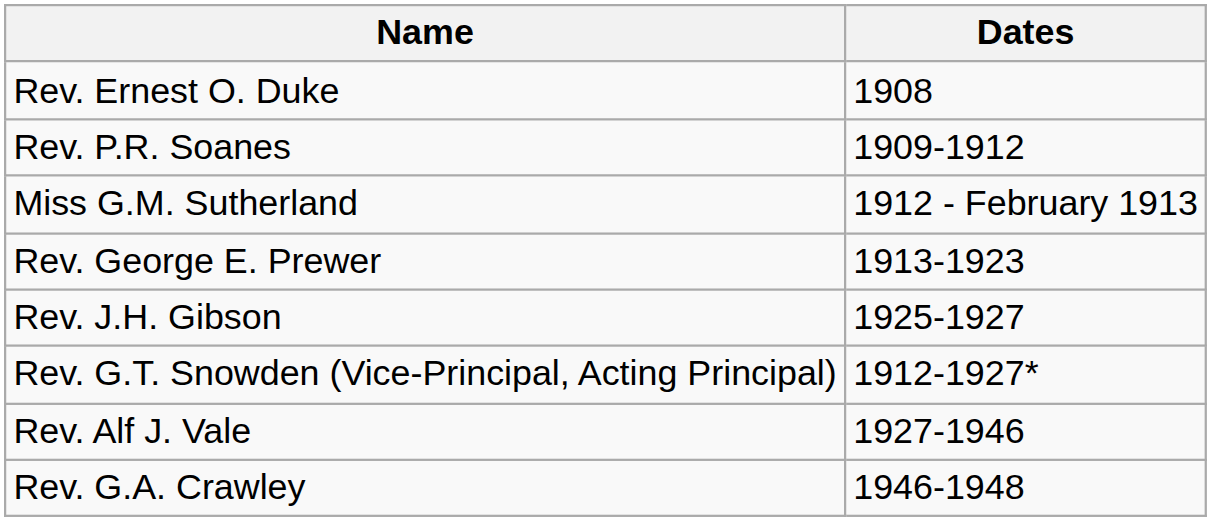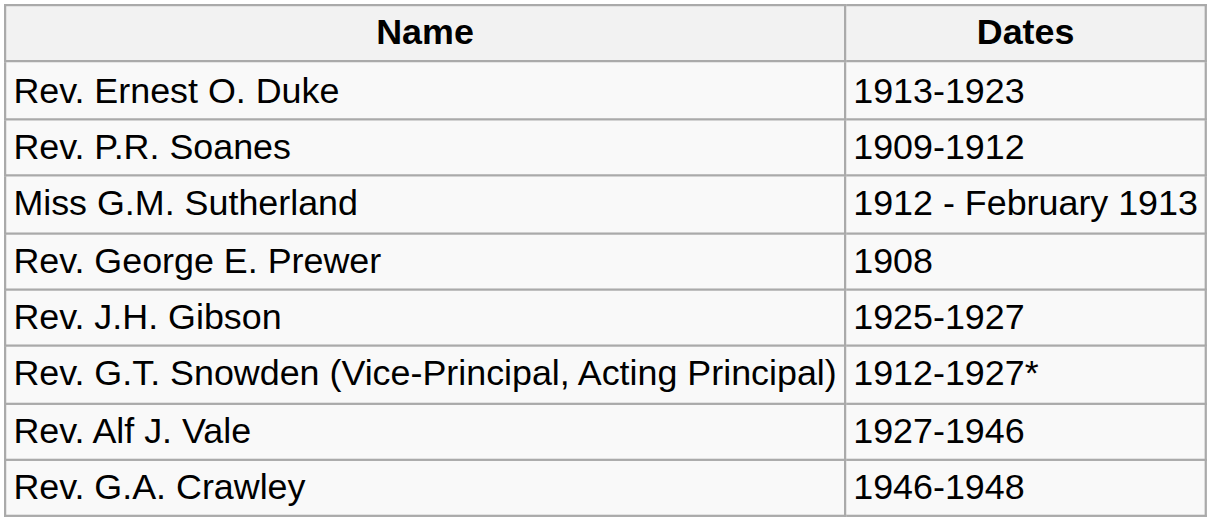(893, 89) 1908 -> (939, 89) 1913-1923
(939, 260) 1913-1923 -> (893, 260) 1908
